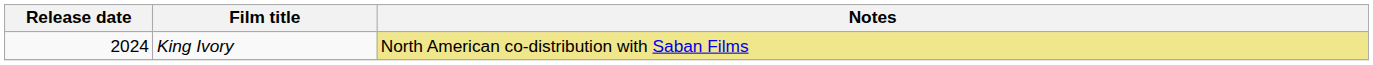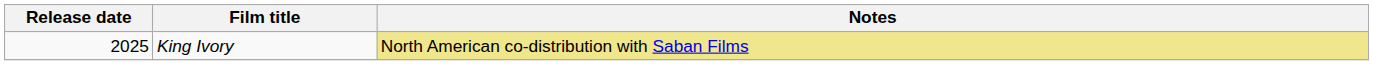(130, 45) 2024 -> (130, 45) 2025
